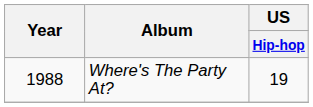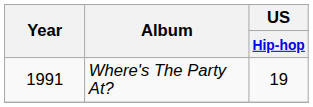(45, 79) 1988 -> (45, 79) 1991
